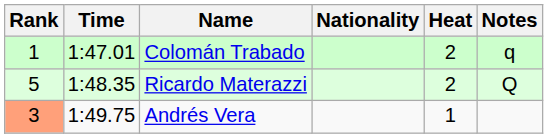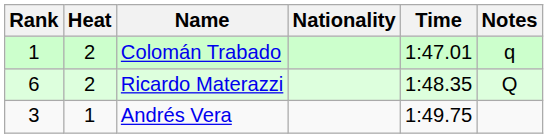columns swapped: (450, 20) <-> (101, 20)
(34, 84) 5 -> (34, 84) 6
(34, 116) lightsalmon background -> (34, 116) no background
